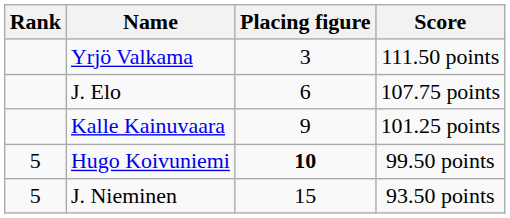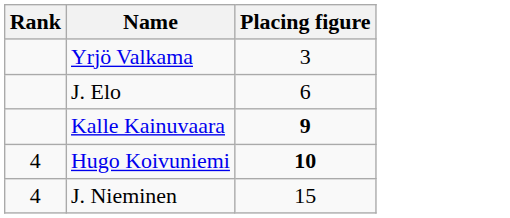- column: (440, 21)
(305, 126) normal -> (305, 126) bold
(35, 160) 5 -> (35, 160) 4
(35, 195) 5 -> (35, 195) 4
